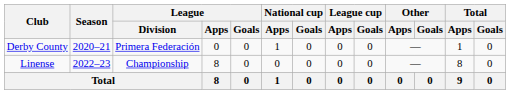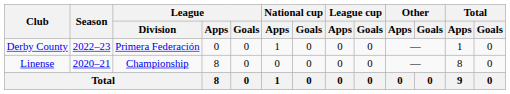(92, 47) 2020–21 -> (92, 47) 2022–23
(92, 64) 2022–23 -> (92, 64) 2020–21
